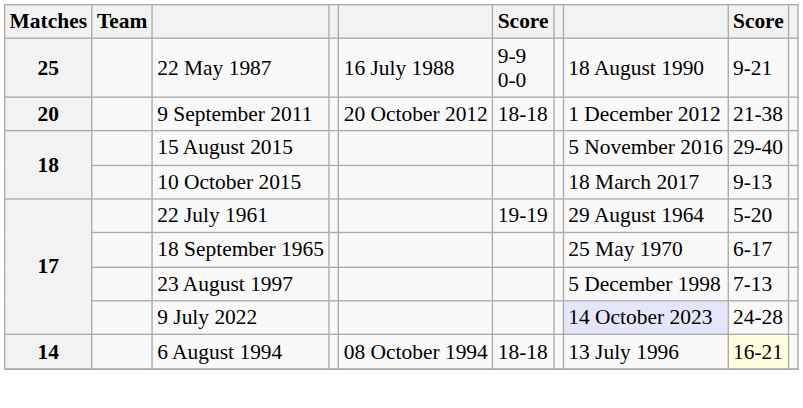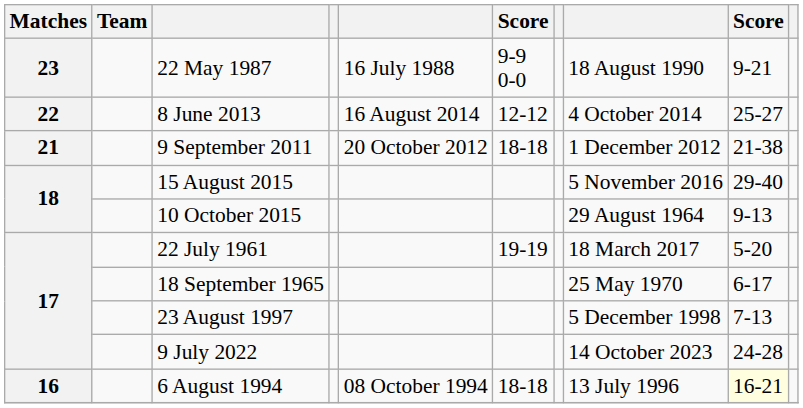(48, 67) 25 -> (48, 67) 23
+ row: (209, 113)
(48, 113) 20 -> (48, 147) 21
(634, 181) 18 March 2017 -> (636, 215) 29 August 1964
(636, 215) 29 August 1964 -> (634, 249) 18 March 2017
(640, 317) lavender background -> (640, 351) no background
(48, 351) 14 -> (48, 385) 16
